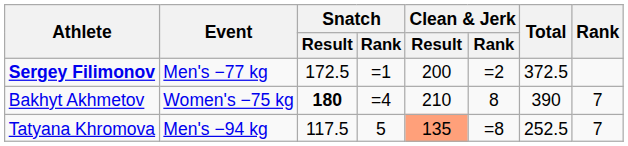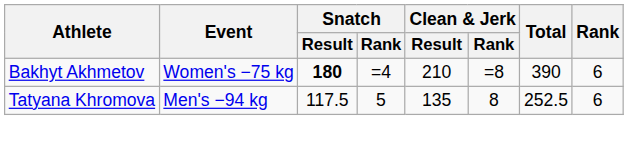- row: (82, 73)
(494, 101) 8 -> (494, 73) =8
(598, 101) 7 -> (598, 73) 6
(437, 128) lightsalmon background -> (437, 101) no background
(494, 128) =8 -> (494, 101) 8
(598, 128) 7 -> (598, 101) 6
